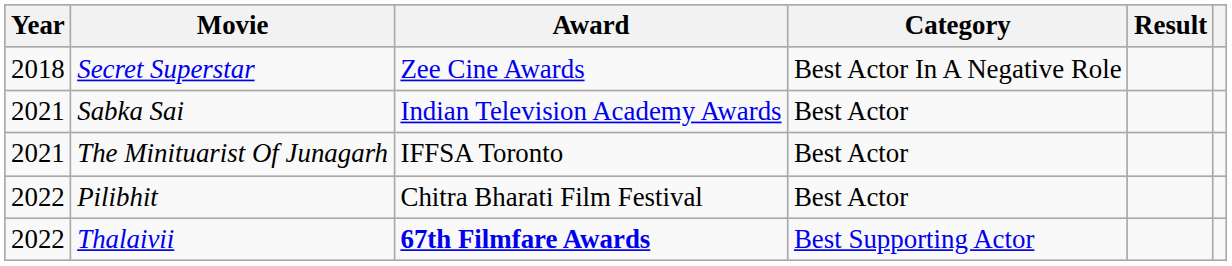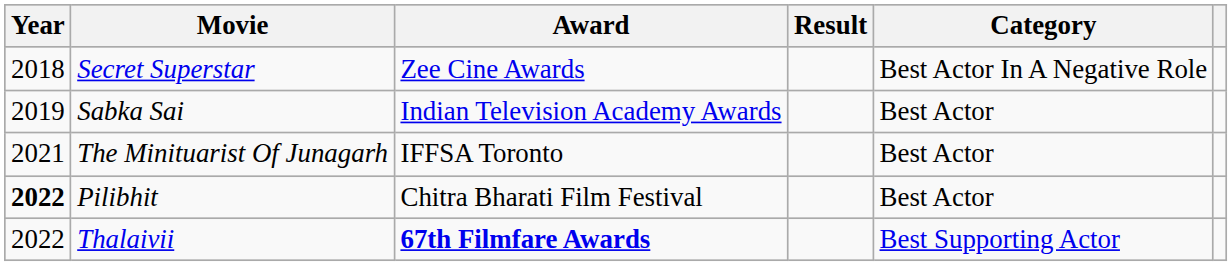columns swapped: (958, 25) <-> (1171, 25)
(38, 111) 2021 -> (38, 111) 2019
(38, 196) normal -> (38, 196) bold
